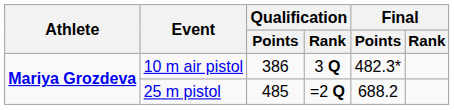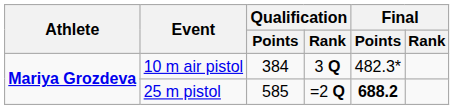(275, 67) 386 -> (275, 67) 384
(275, 92) 485 -> (275, 92) 585
(378, 92) normal -> (378, 92) bold
